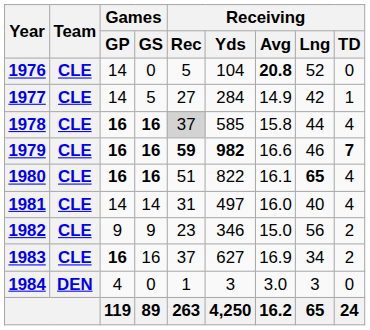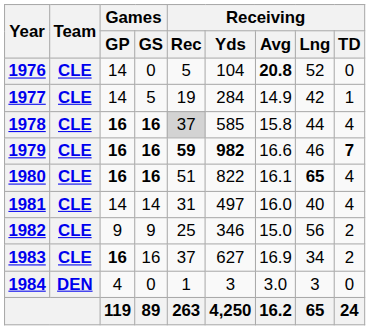(186, 97) 27 -> (186, 97) 19
(186, 230) 23 -> (186, 230) 25
